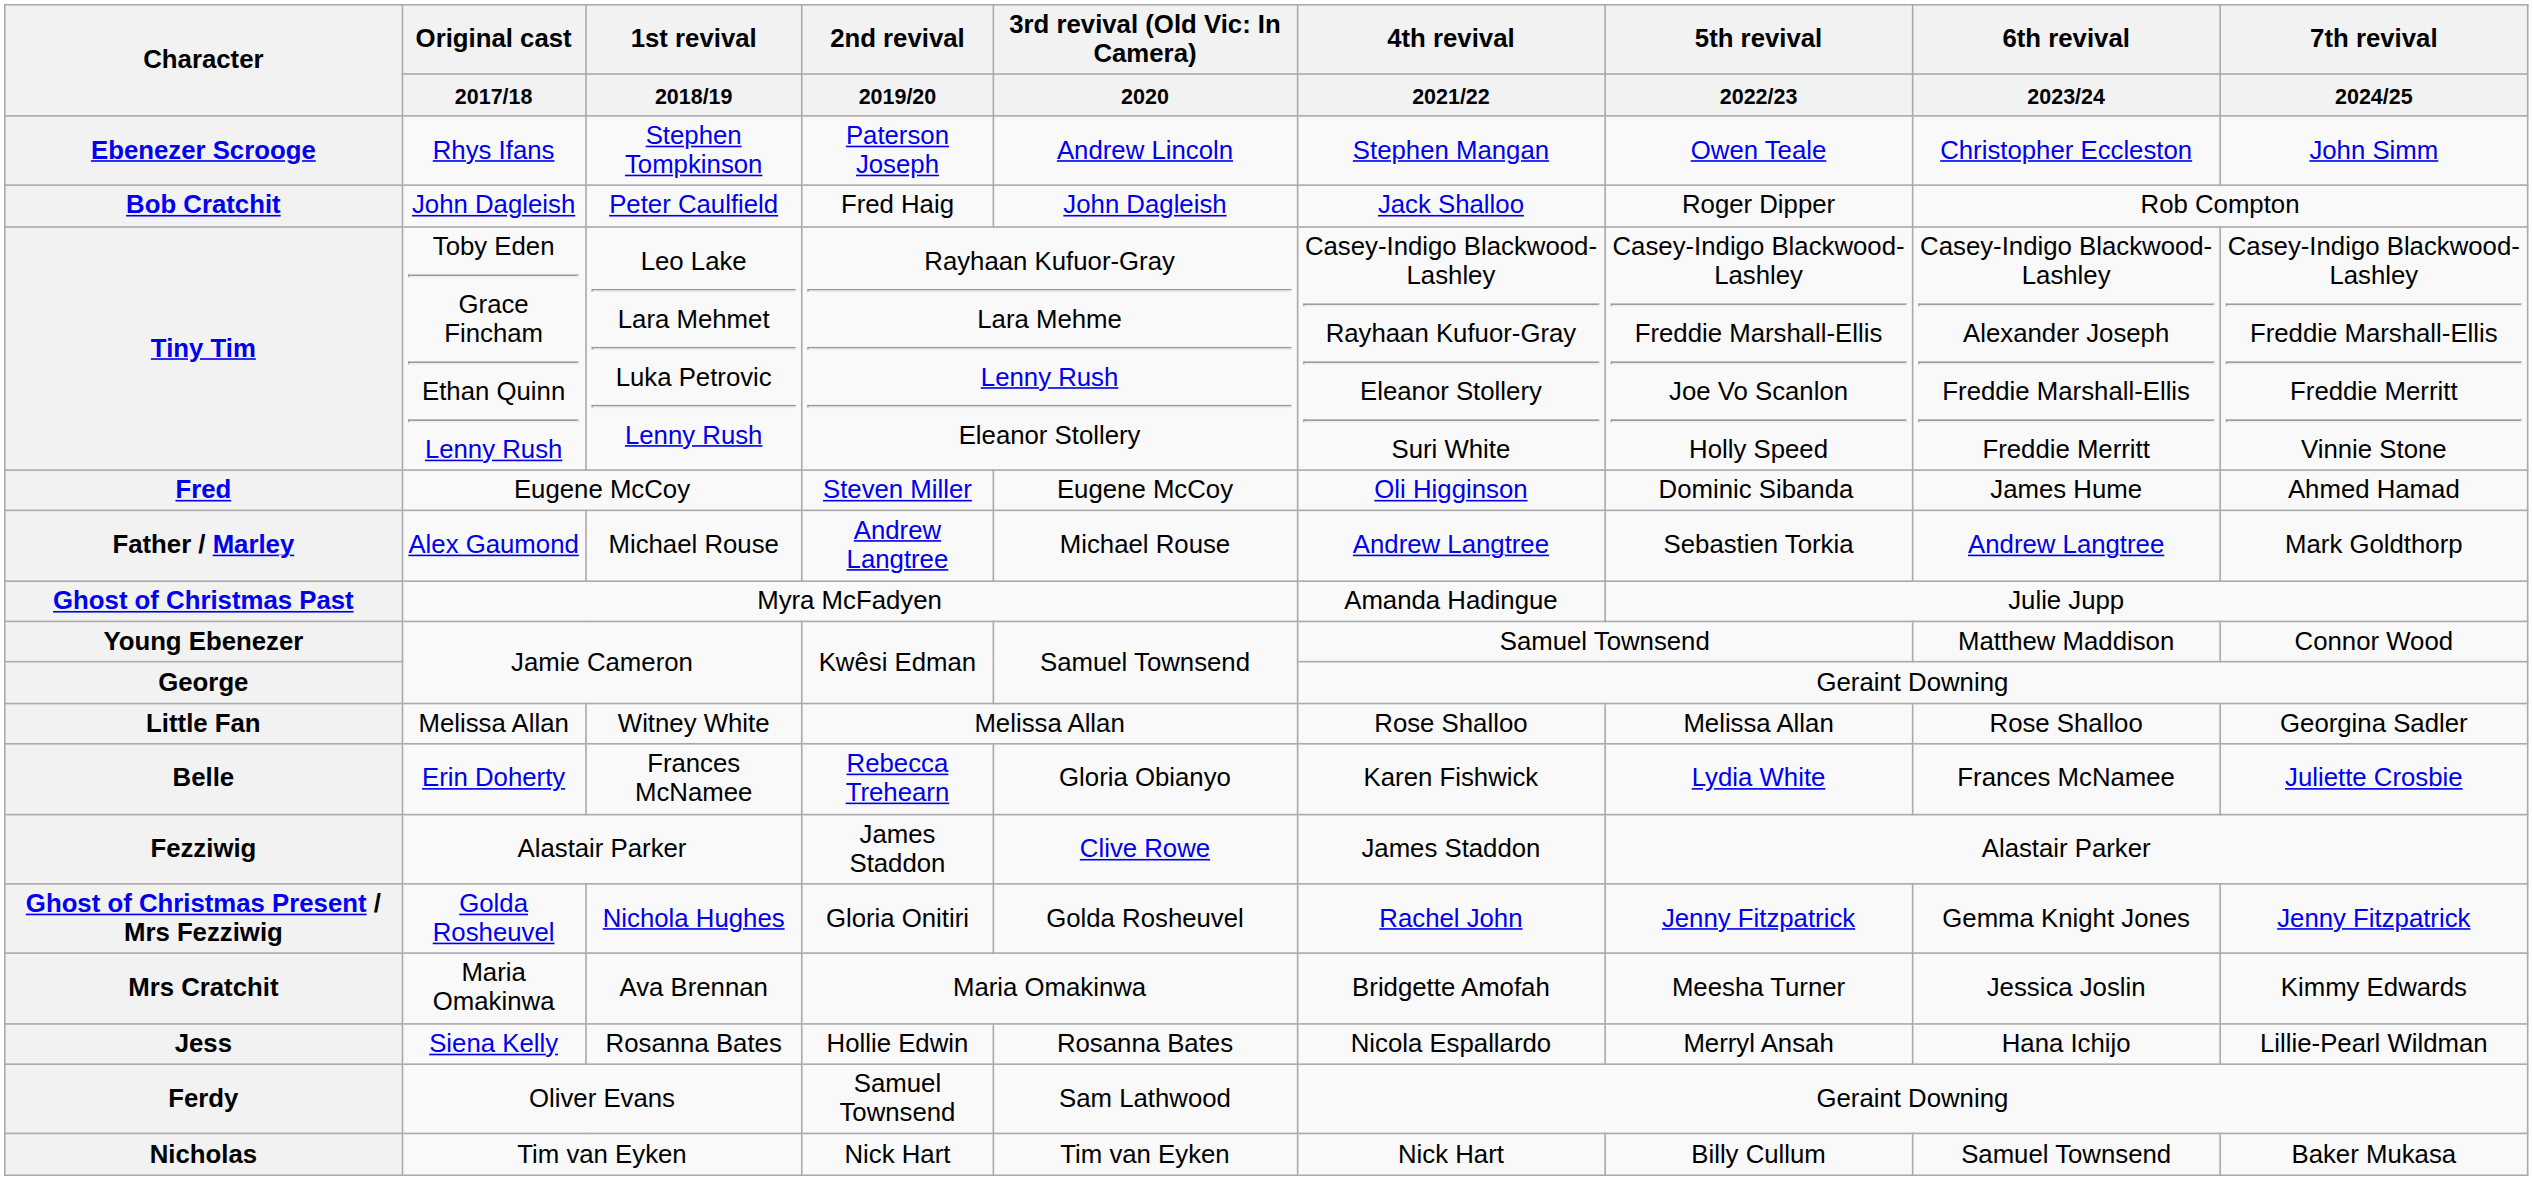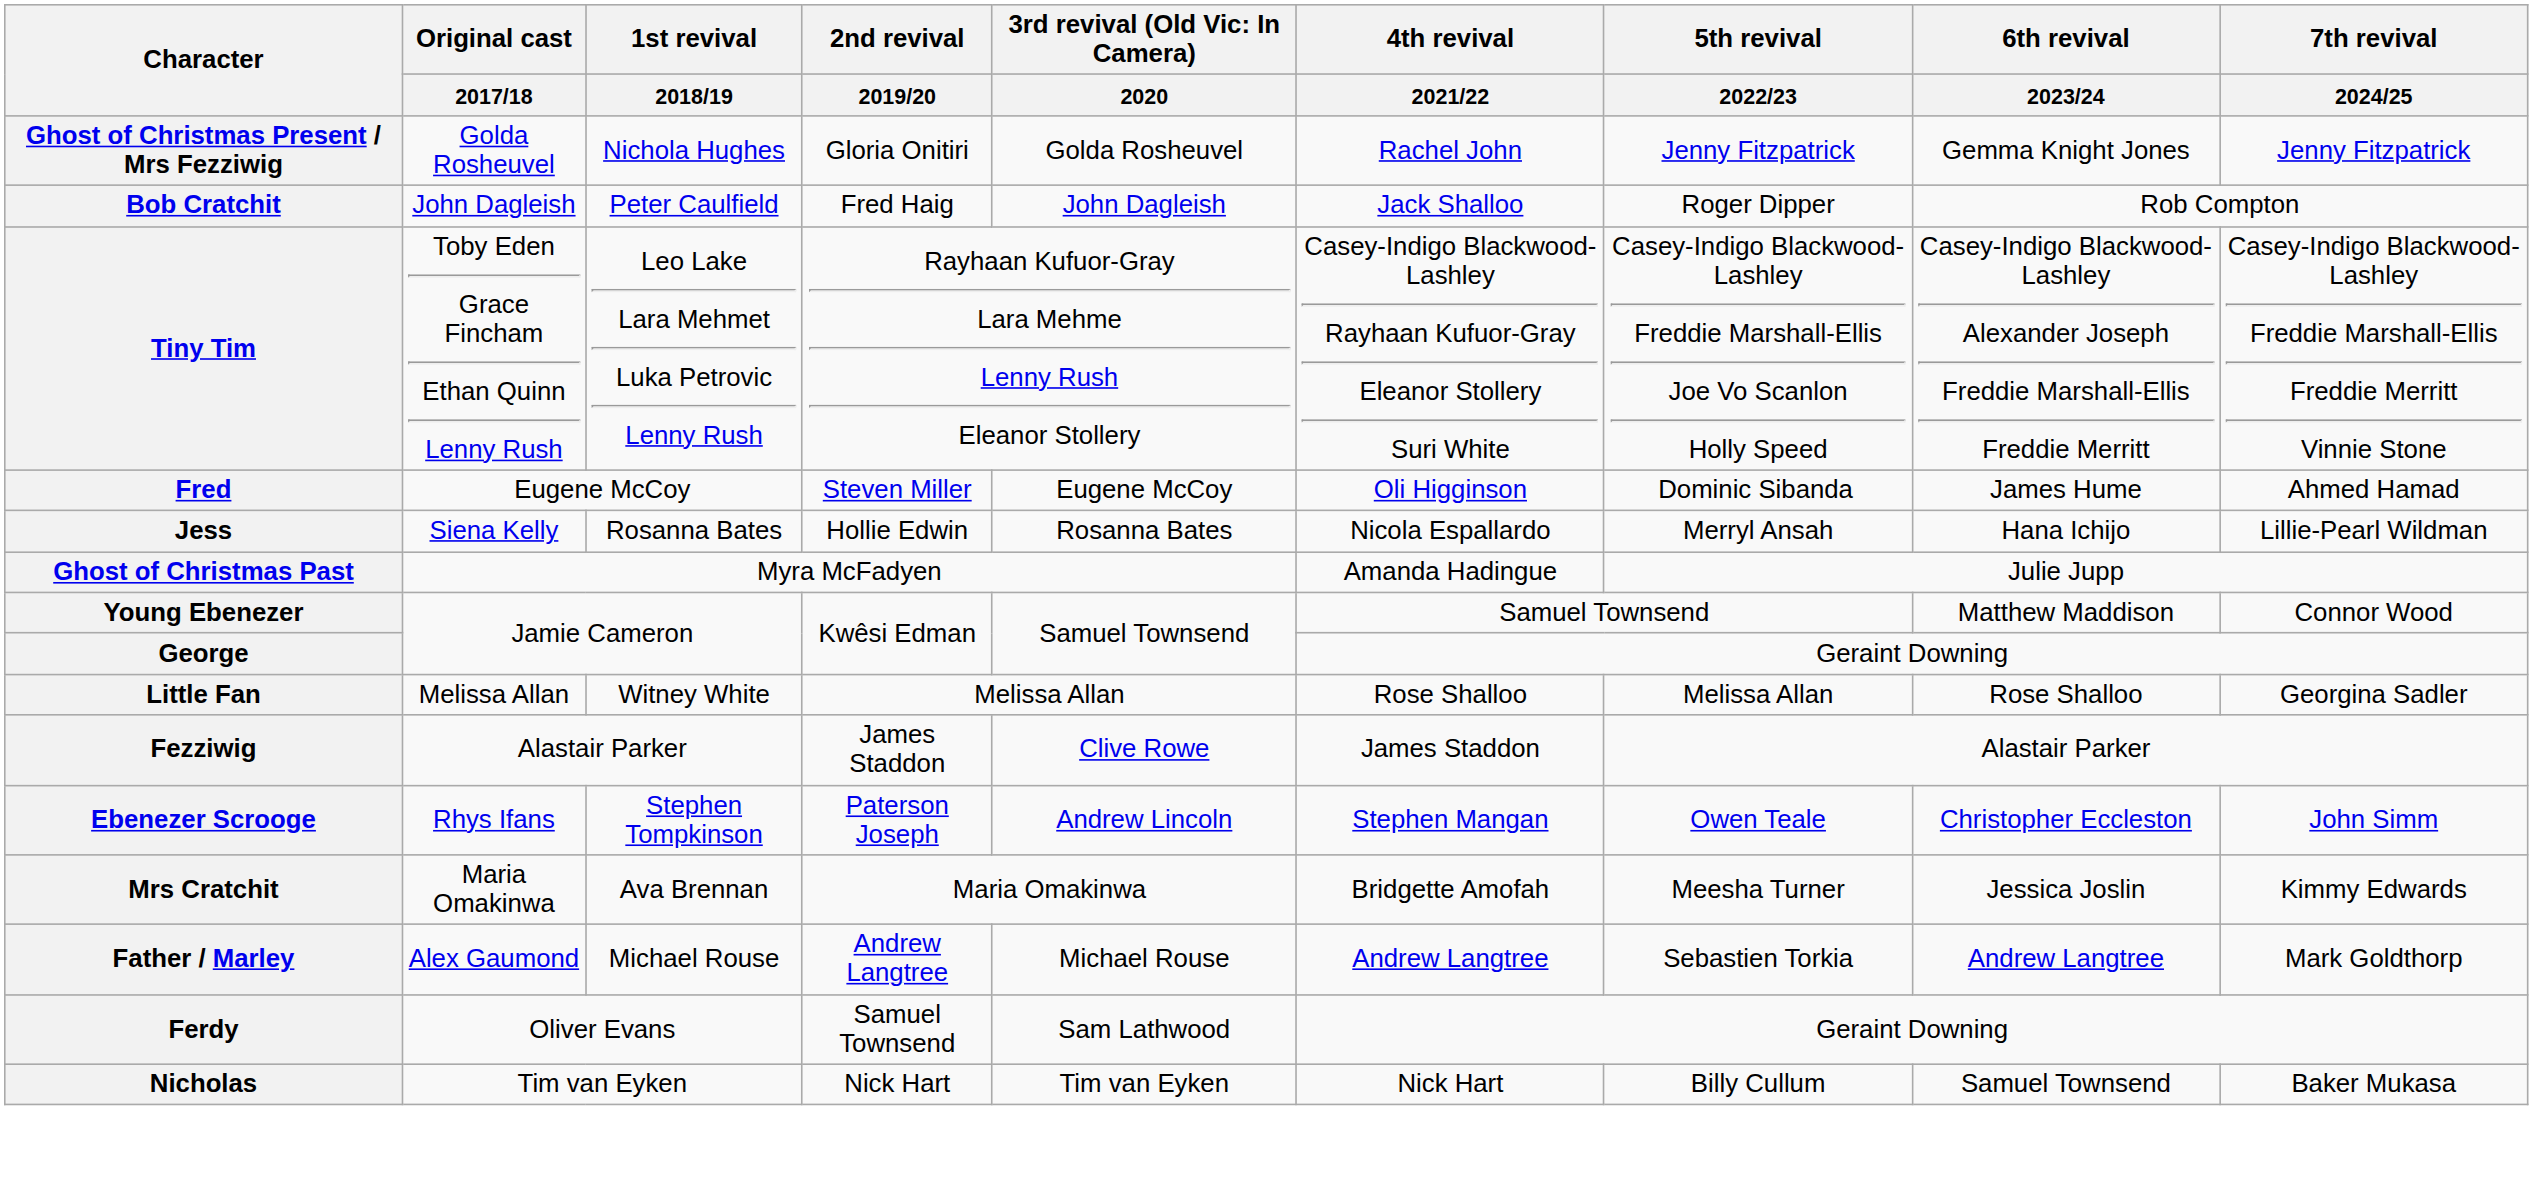rows swapped: (203, 150) <-> (203, 918)
rows swapped: (203, 545) <-> (203, 1043)
- row: (203, 778)
